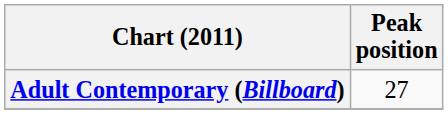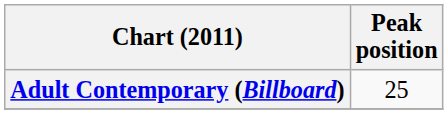(397, 89) 27 -> (397, 89) 25
